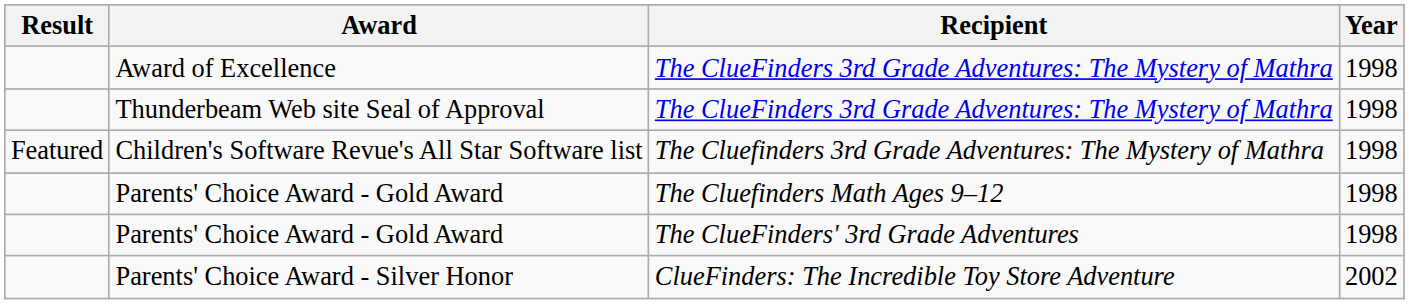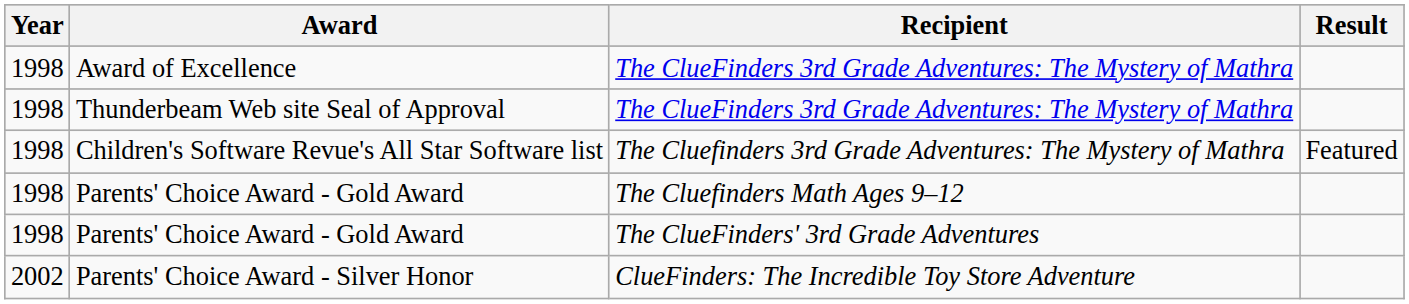columns swapped: (1371, 25) <-> (57, 25)
